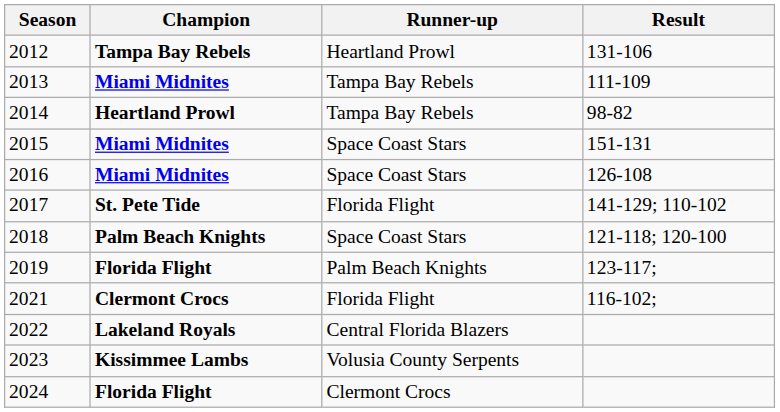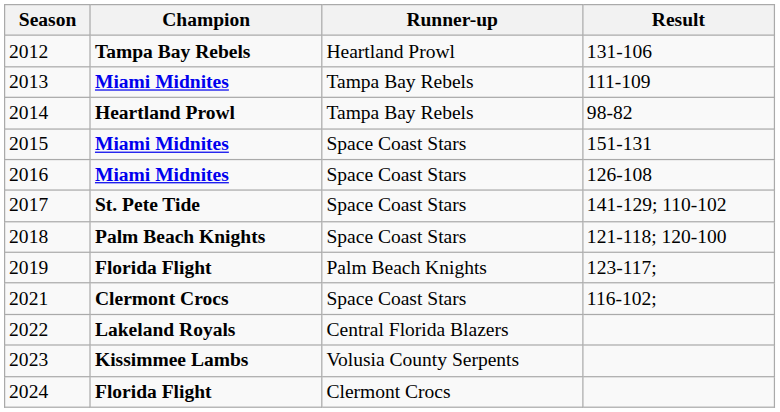(380, 205) Florida Flight -> (396, 205) Space Coast Stars
(380, 298) Florida Flight -> (396, 298) Space Coast Stars
